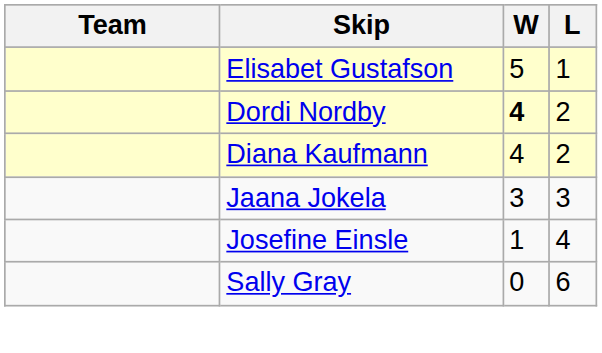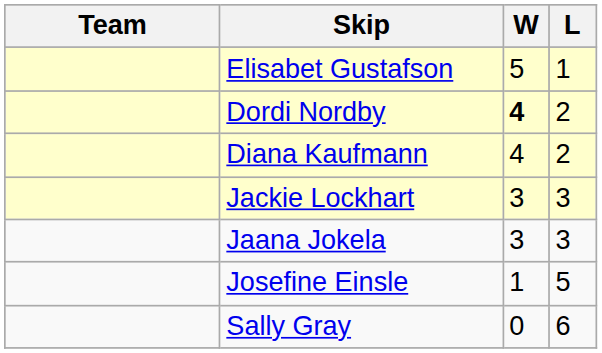+ row: (320, 197)
(563, 240) 4 -> (563, 283) 5
